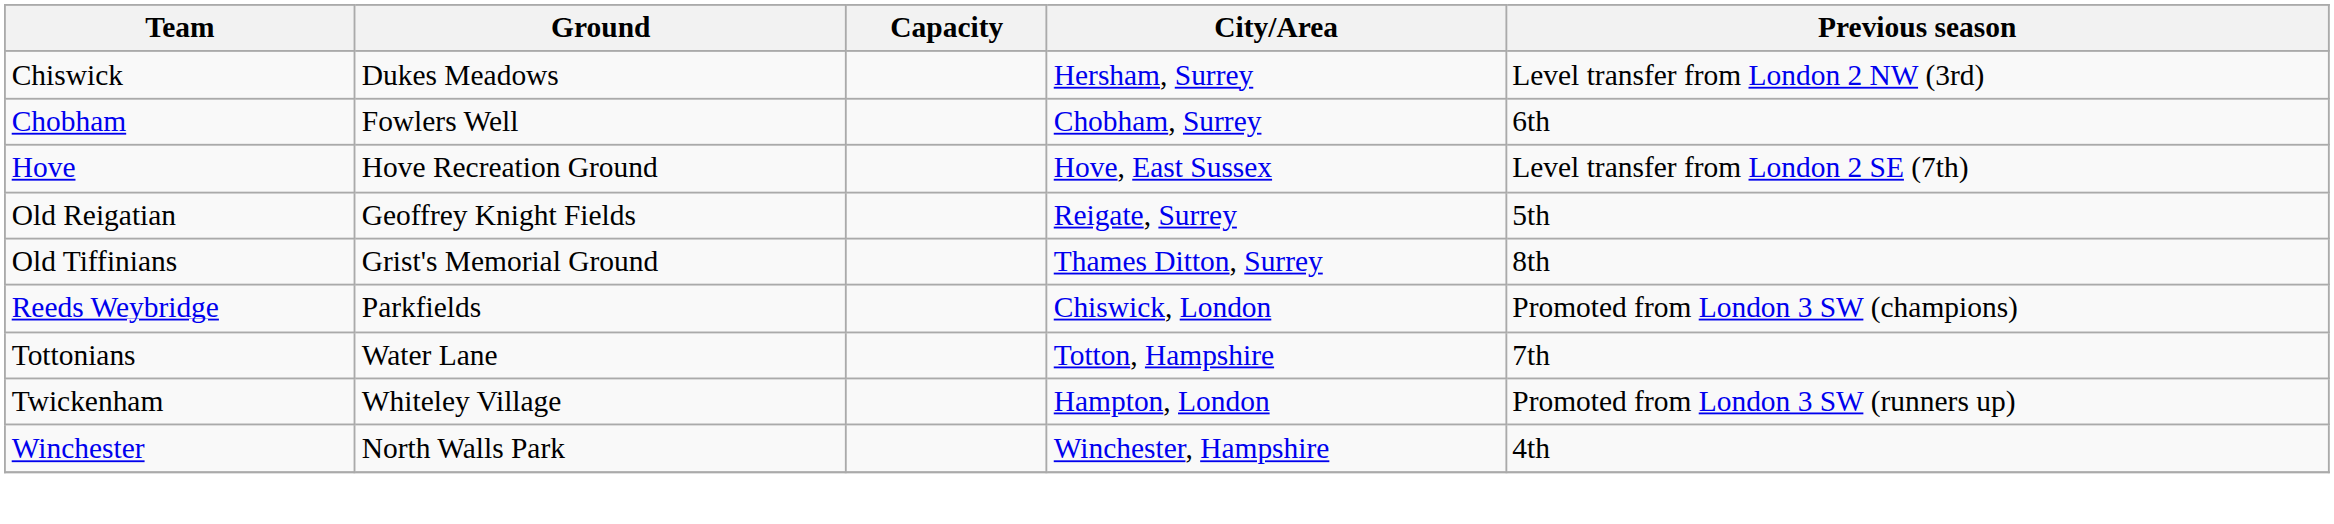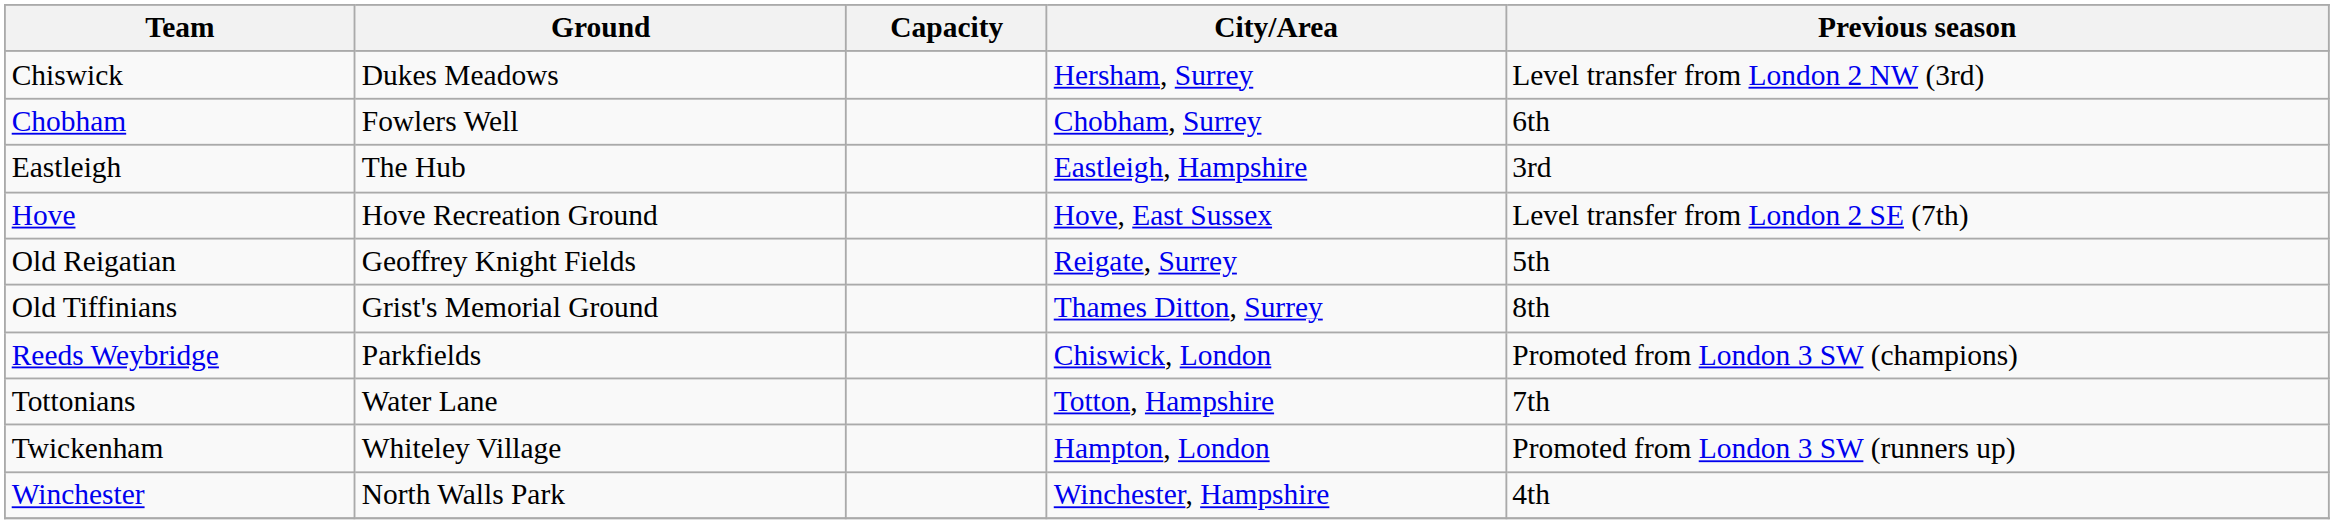+ row: (66, 167)
